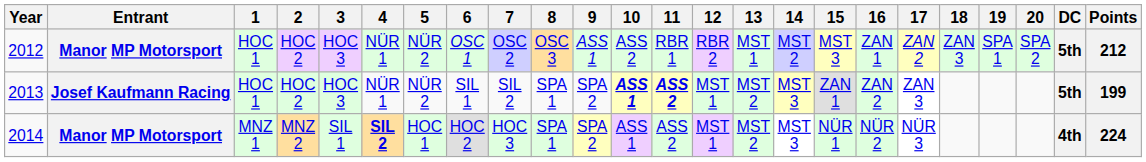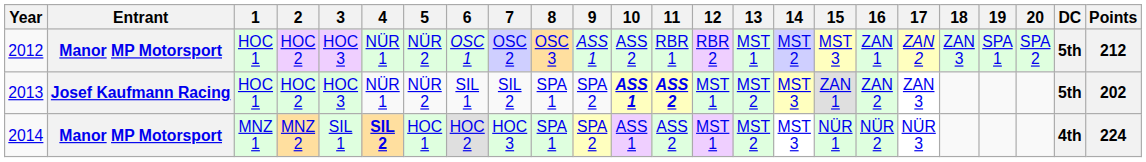(1113, 92) 199 -> (1113, 92) 202
